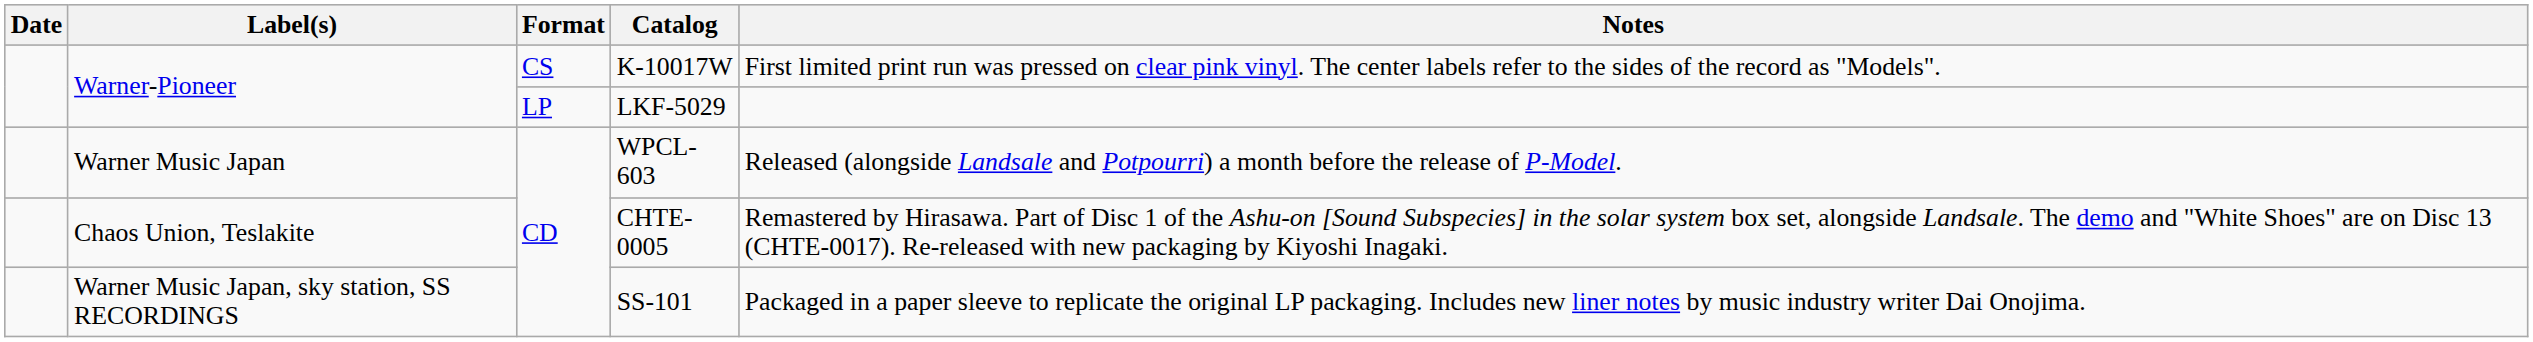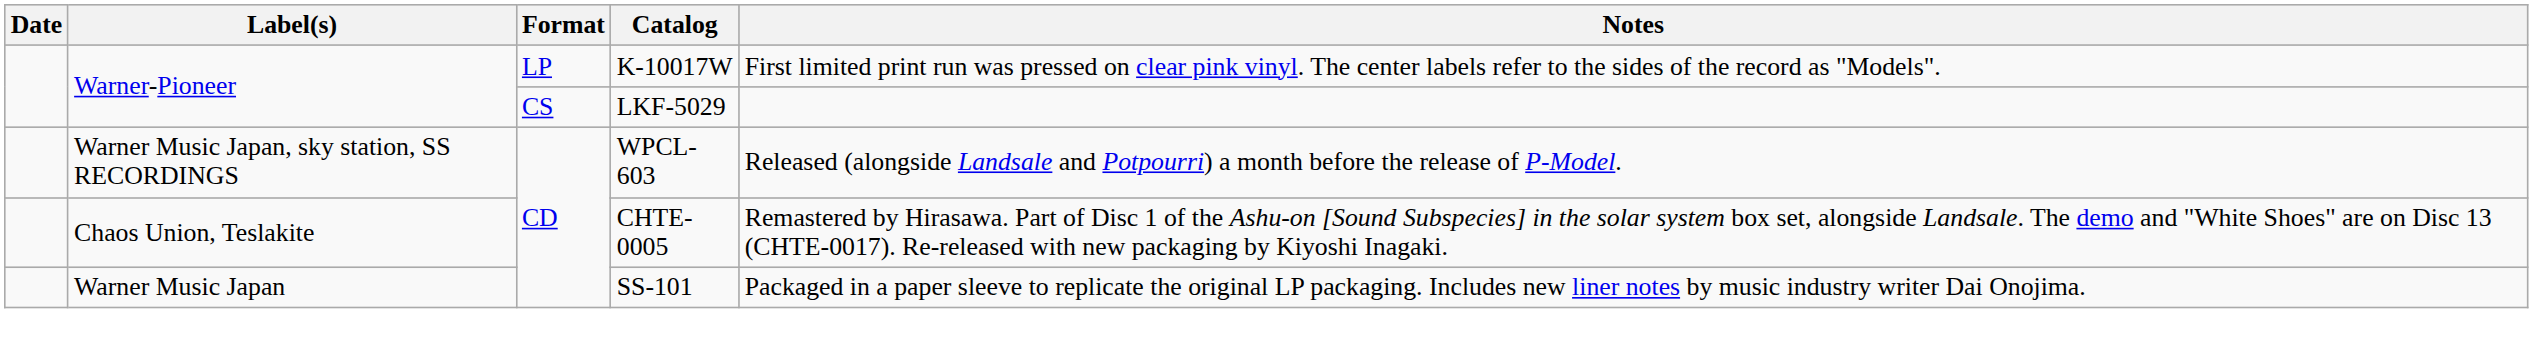(538, 65) CS -> (537, 65) LP
(537, 106) LP -> (538, 106) CS
(180, 161) Warner Music Japan -> (262, 161) Warner Music Japan, sky station, SS RECORDINGS
(262, 301) Warner Music Japan, sky station, SS RECORDINGS -> (180, 287) Warner Music Japan
